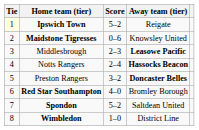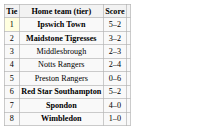- column: (158, 10)
(115, 37) 0–6 -> (115, 37) 3–2
(115, 78) 3–2 -> (115, 78) 0–6
(115, 91) 4–0 -> (115, 91) 5–2
(115, 105) 5–2 -> (115, 105) 4–0
